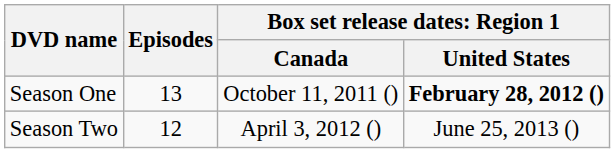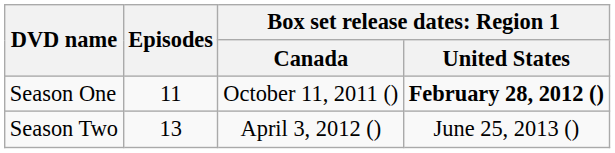(171, 93) 13 -> (171, 93) 11
(171, 128) 12 -> (171, 128) 13
